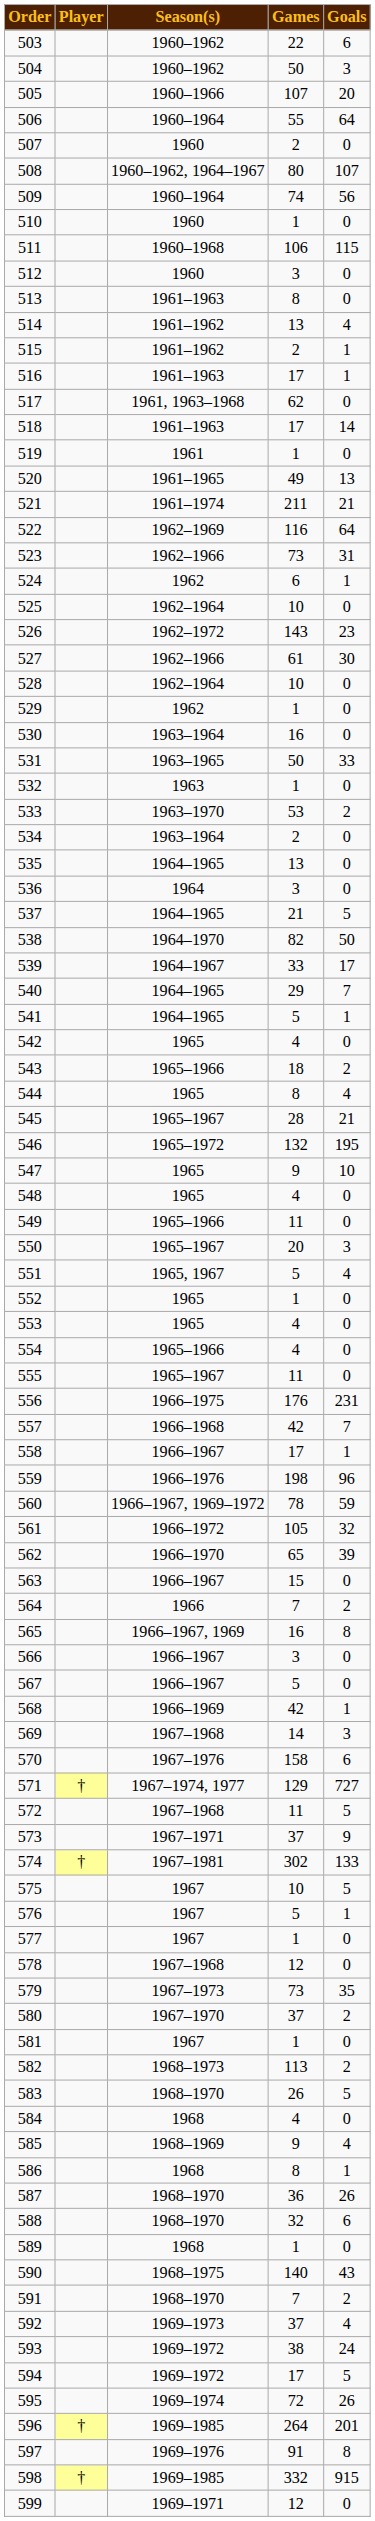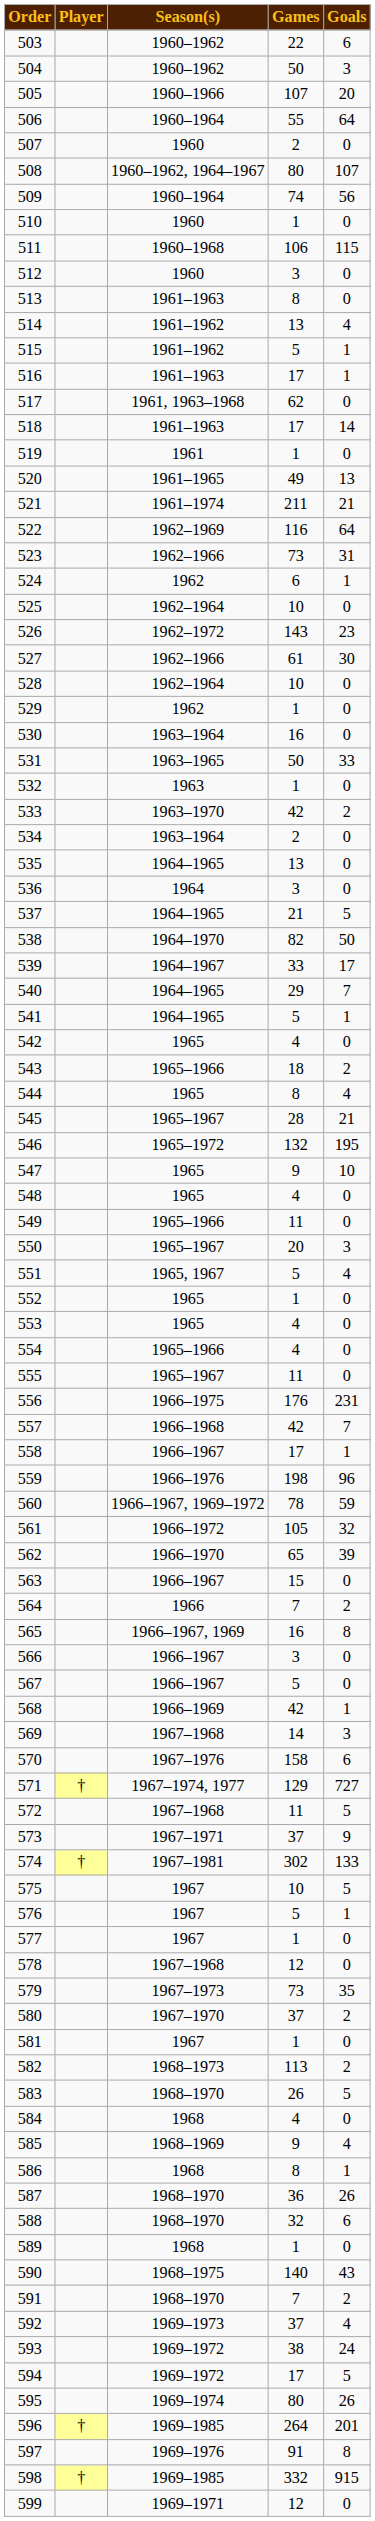(296, 350) 2 -> (296, 350) 5
(296, 811) 53 -> (296, 811) 42
(296, 2400) 72 -> (296, 2400) 80
